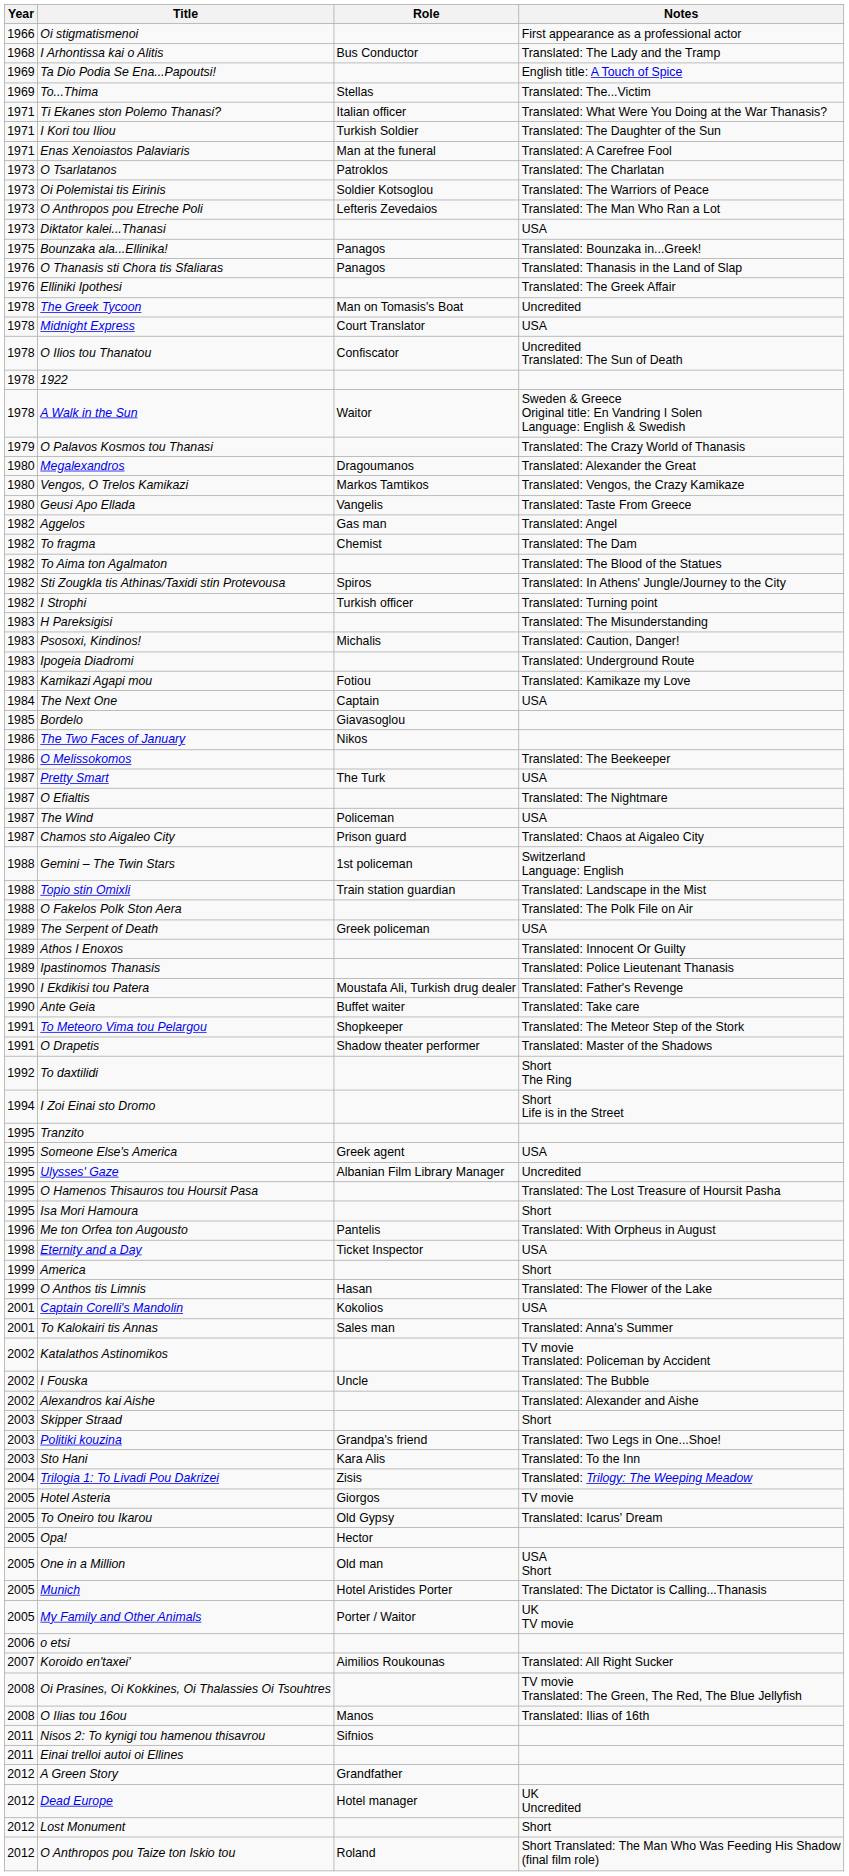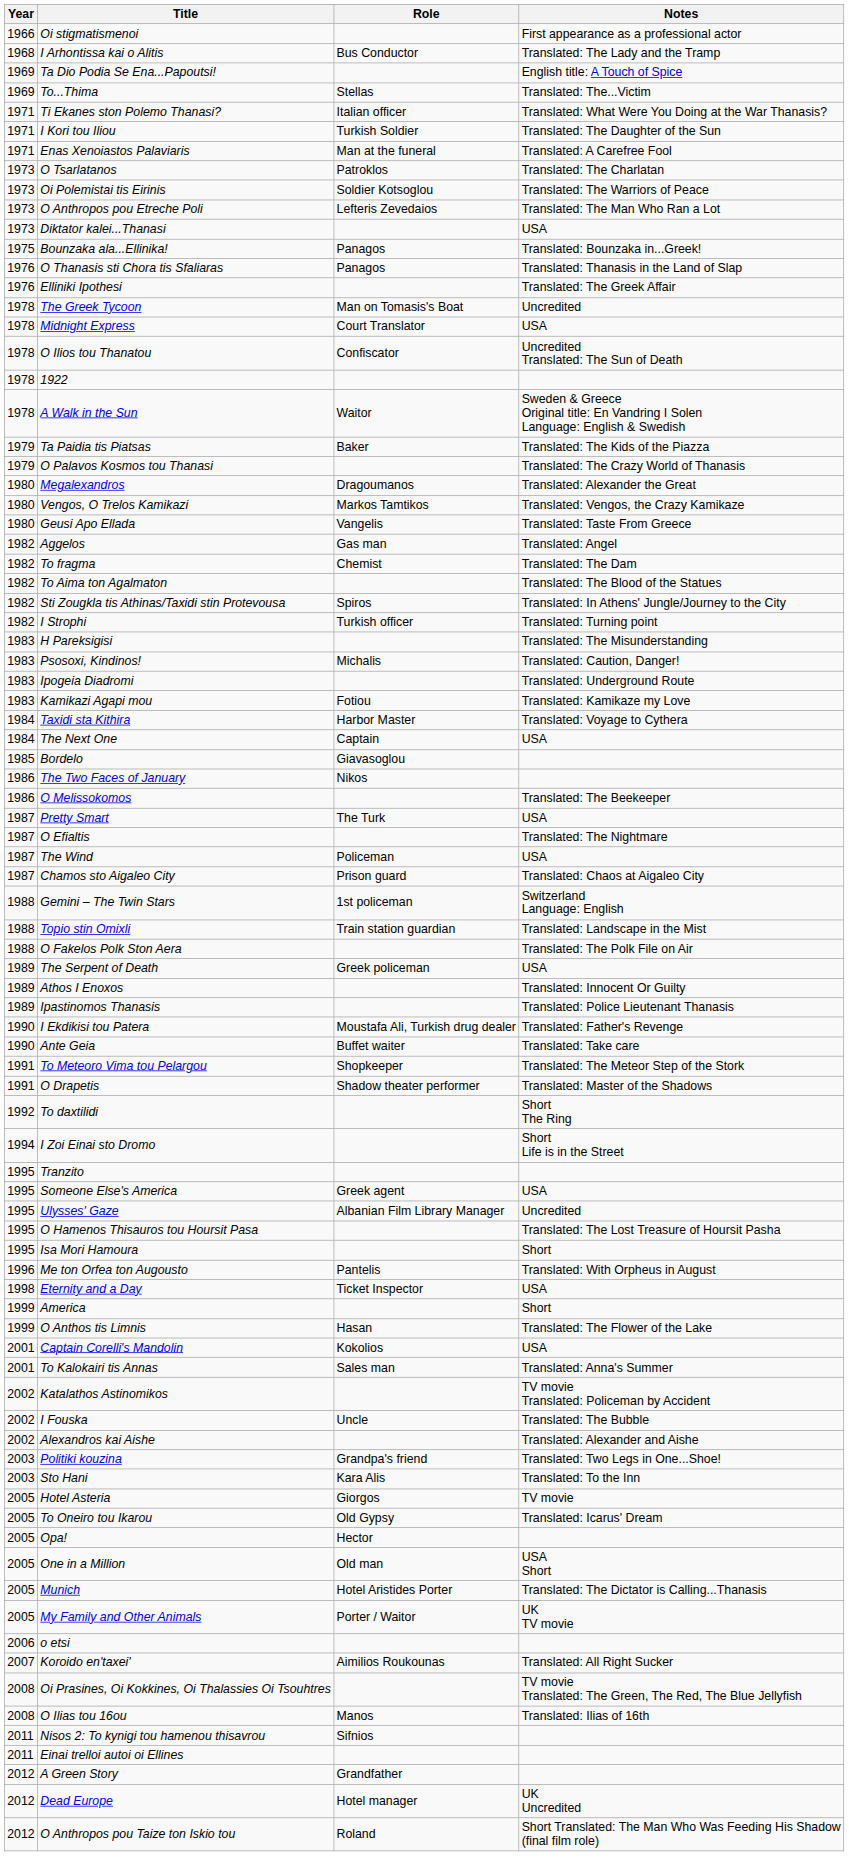+ row: (96, 446)
+ row: (85, 720)
- row: (81, 1420)
- row: (130, 1479)
- row: (83, 1827)
